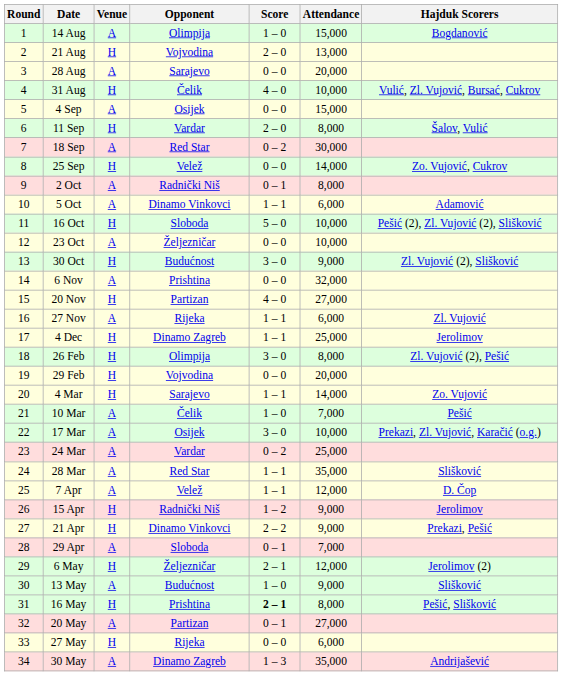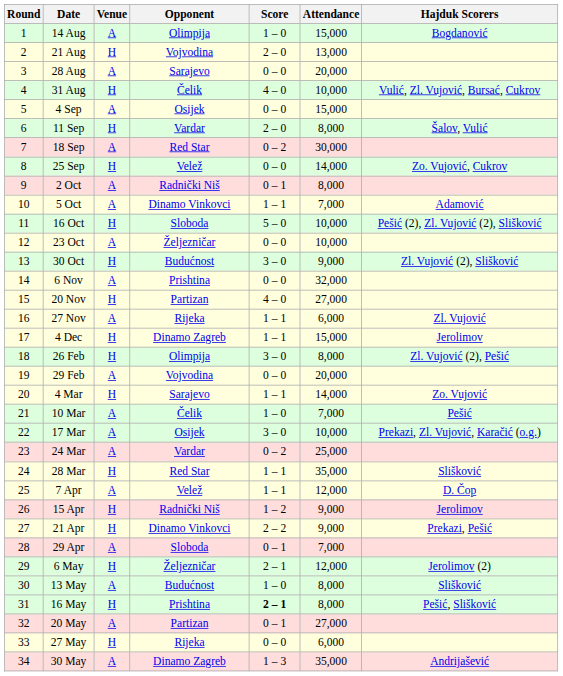(331, 204) 6,000 -> (331, 204) 7,000
(331, 338) 25,000 -> (331, 338) 15,000
(112, 376) H -> (112, 376) A
(112, 471) A -> (112, 471) H
(331, 585) 9,000 -> (331, 585) 8,000
